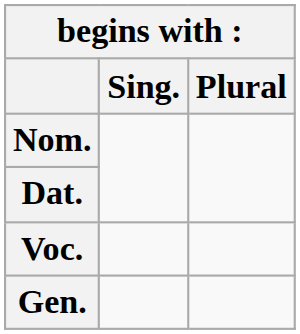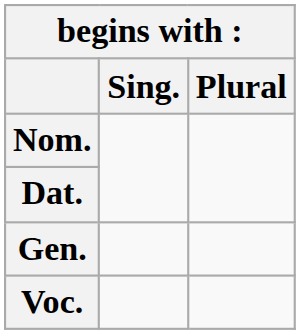rows swapped: (52, 301) <-> (52, 247)
